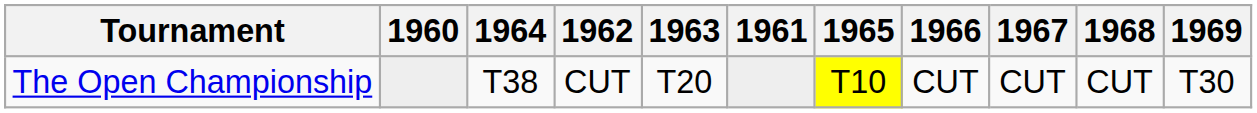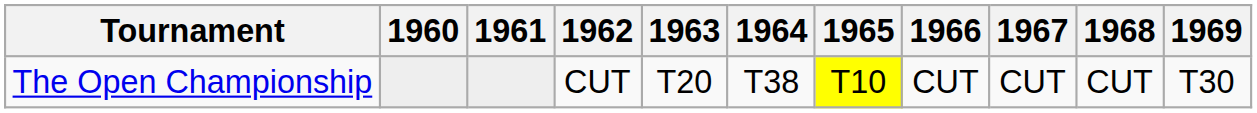columns swapped: (771, 31) <-> (510, 31)
